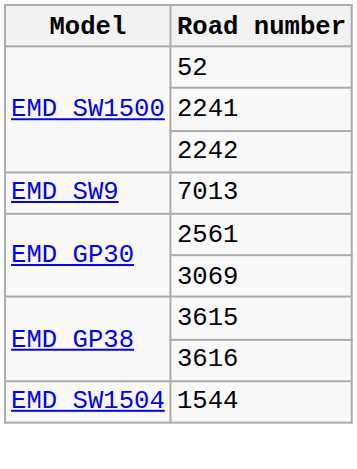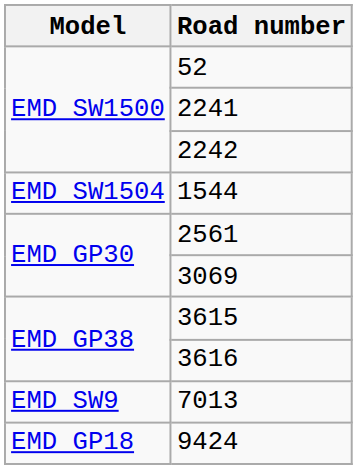rows swapped: (208, 402) <-> (208, 193)
+ row: (208, 443)
